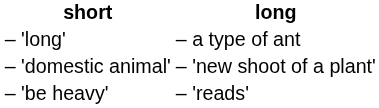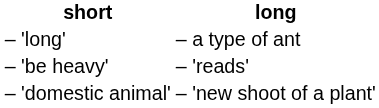rows swapped: (88, 66) <-> (57, 93)
